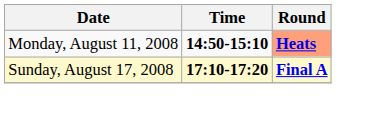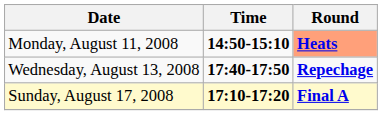+ row: (104, 69)
